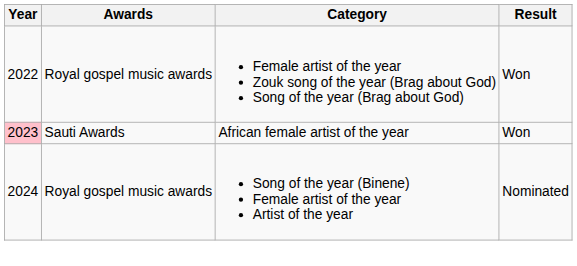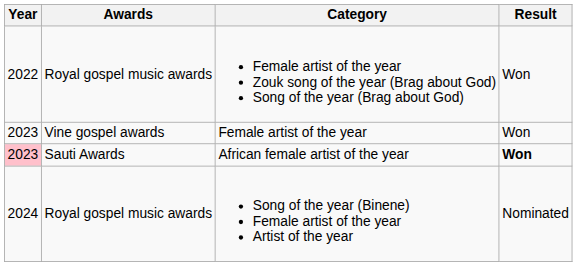+ row: (293, 133)
(516, 133) normal -> (517, 154) bold
